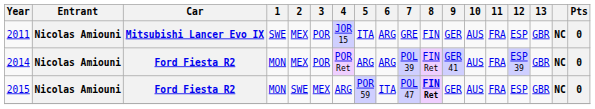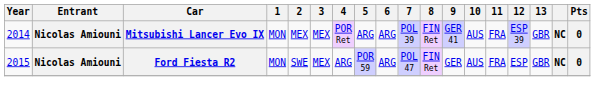- row: (18, 34)
(195, 62) Ford Fiesta R2 -> (195, 34) Mitsubishi Lancer Evo IX
(321, 62) POR -> (321, 34) MEX
(387, 89) ITA -> (387, 62) ARG
(431, 89) bold -> (431, 61) normal
